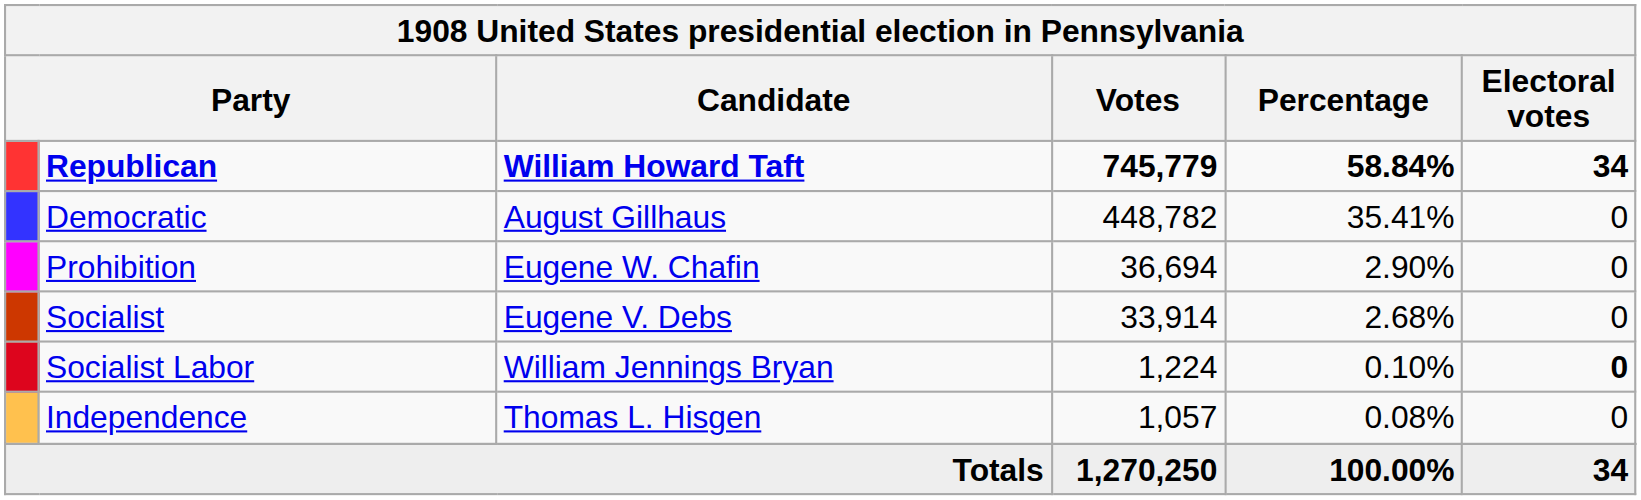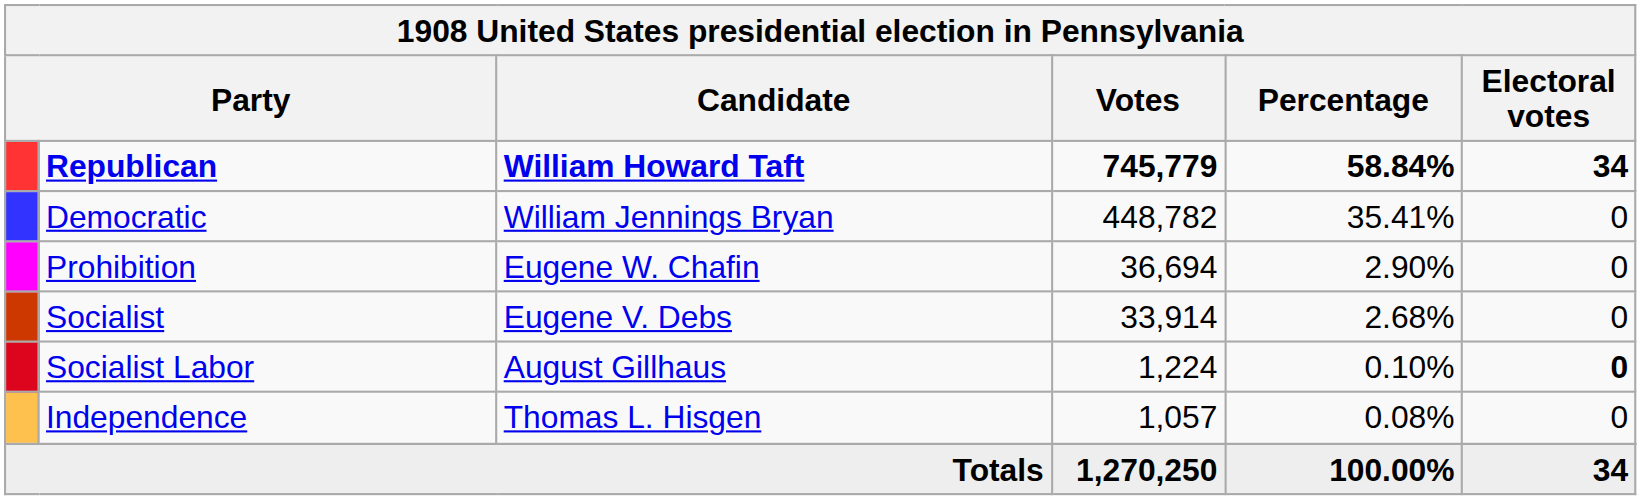(615, 217) August Gillhaus -> (669, 217) William Jennings Bryan
(669, 368) William Jennings Bryan -> (615, 368) August Gillhaus
